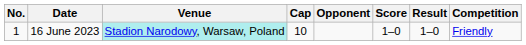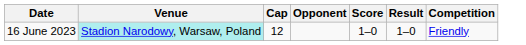- column: (16, 13)
(301, 31) 10 -> (277, 31) 12
